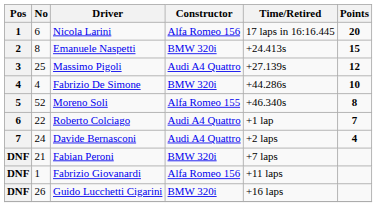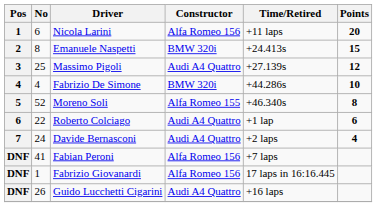(290, 31) 17 laps in 16:16.445 -> (264, 31) +11 laps
(354, 120) 7 -> (354, 120) 6
(40, 156) 21 -> (40, 156) 41
(192, 156) BMW 320i -> (204, 156) Alfa Romeo 156
(264, 174) +11 laps -> (290, 174) 17 laps in 16:16.445
(192, 192) BMW 320i -> (204, 192) Audi A4 Quattro
